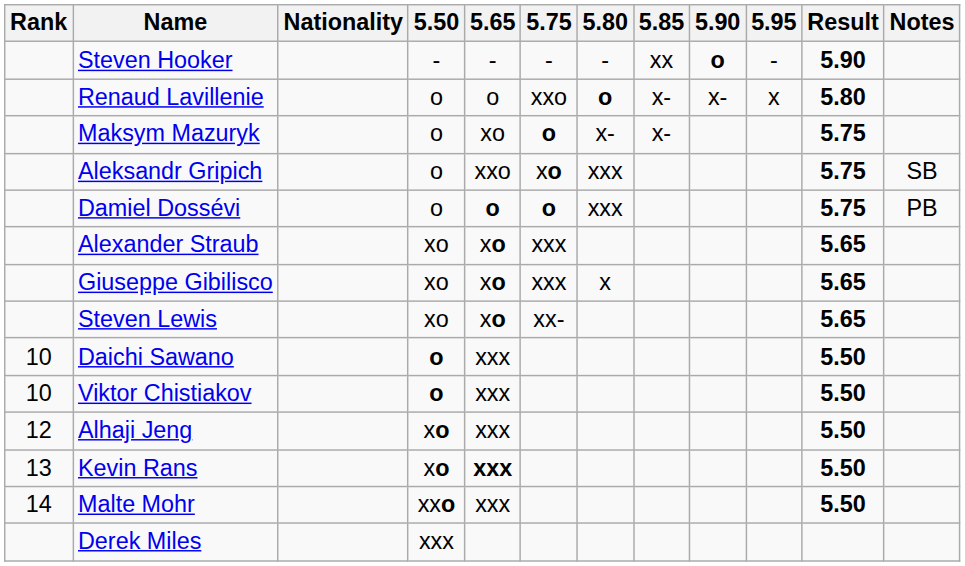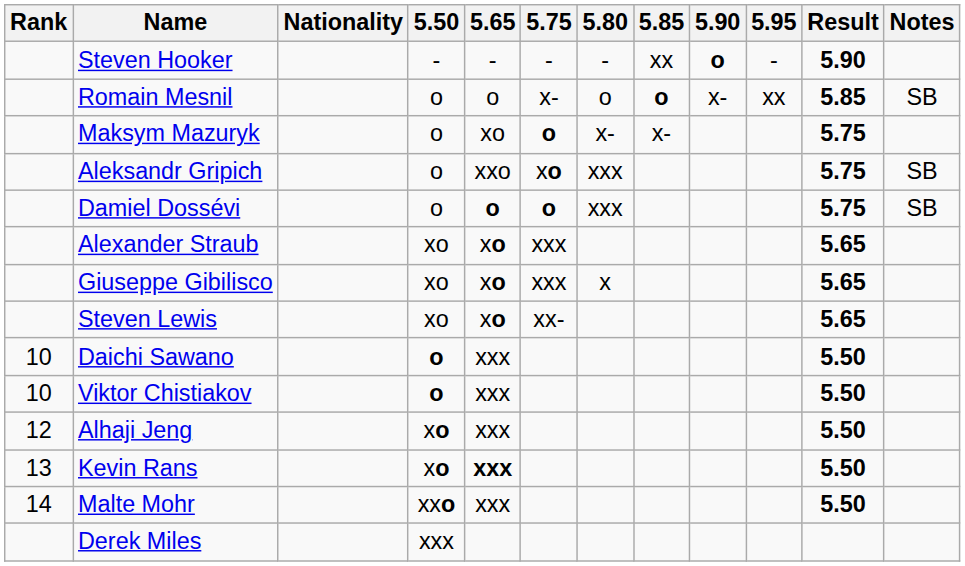+ row: (155, 97)
- row: (171, 97)
(922, 208) PB -> (922, 208) SB
